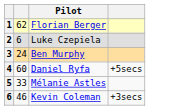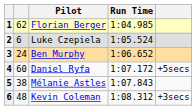+ column: (132, 12)
(21, 84) 33 -> (21, 84) 38
(21, 98) 46 -> (21, 98) 48
